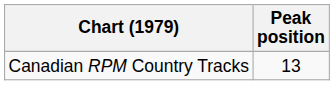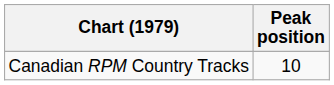(291, 65) 13 -> (291, 65) 10
